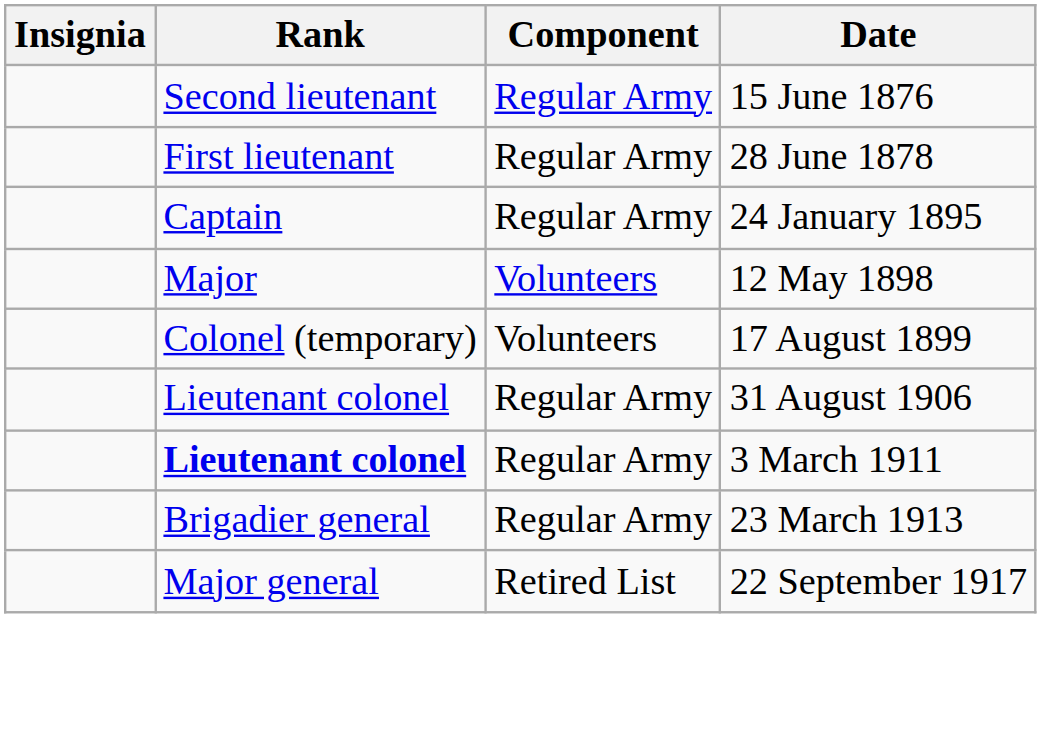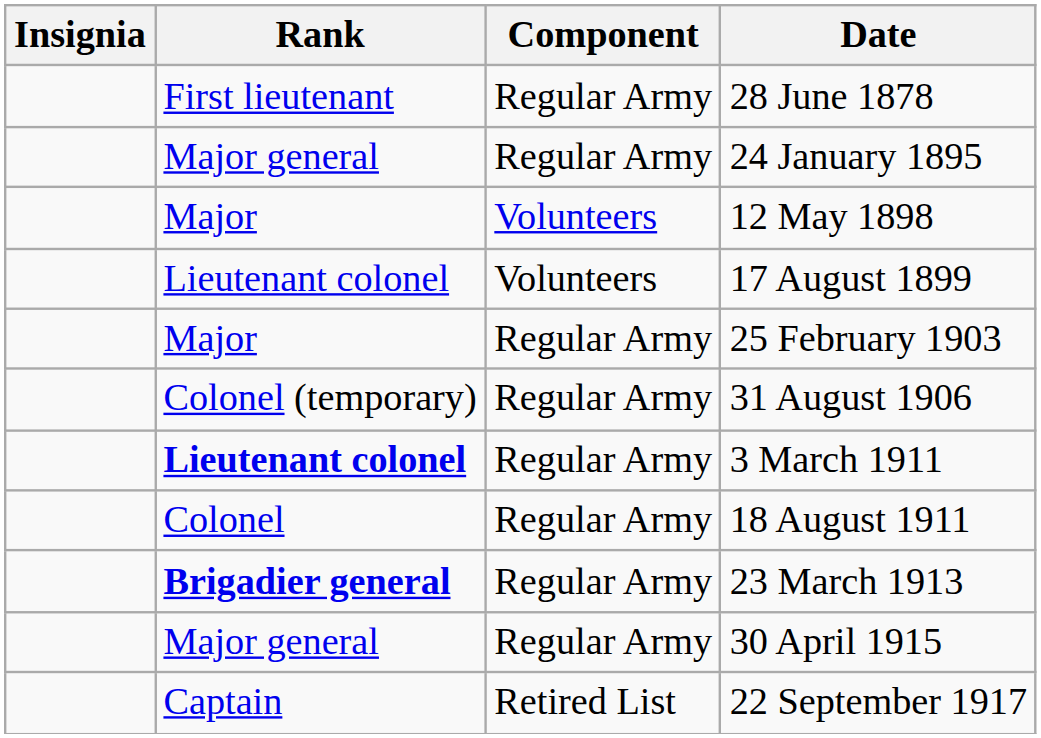- row: (832, 95)
(223, 216) Captain -> (271, 156) Major general
(320, 338) Colonel (temporary) -> (306, 277) Lieutenant colonel
+ row: (866, 338)
(306, 398) Lieutenant colonel -> (320, 398) Colonel (temporary)
+ row: (850, 519)
(297, 519) normal -> (307, 580) bold
+ row: (836, 641)
(271, 580) Major general -> (223, 701) Captain
